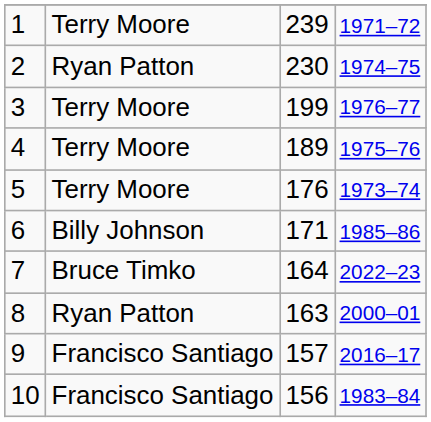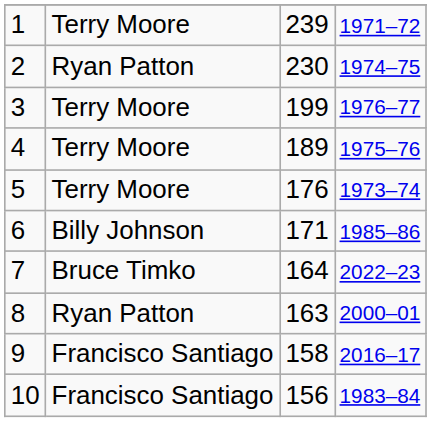(307, 353) 157 -> (307, 353) 158
